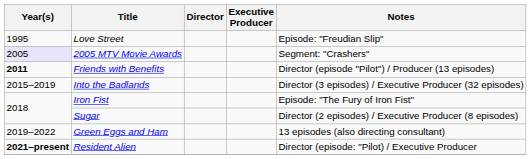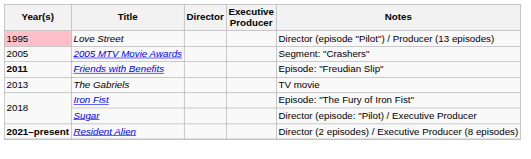(17, 38) no background -> (17, 38) pink background
(331, 38) Episode: "Freudian Slip" -> (386, 38) Director (episode "Pilot") / Producer (13 episodes)
(17, 54) lavender background -> (17, 54) no background
(386, 69) Director (episode "Pilot") / Producer (13 episodes) -> (331, 69) Episode: "Freudian Slip"
+ row: (101, 85)
- row: (111, 85)
(398, 116) Director (2 episodes) / Executive Producer (8 episodes) -> (378, 116) Director (episode: "Pilot) / Executive Producer
- row: (121, 131)
(378, 147) Director (episode: "Pilot) / Executive Producer -> (398, 131) Director (2 episodes) / Executive Producer (8 episodes)
